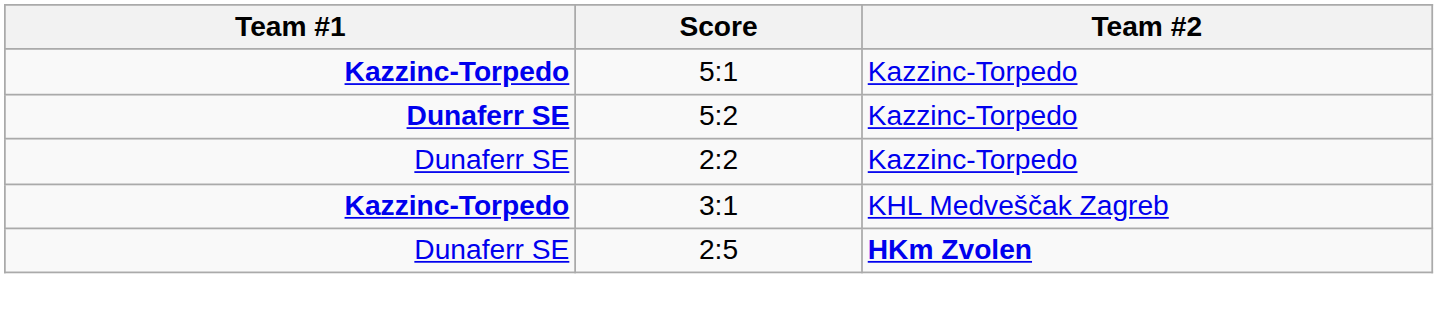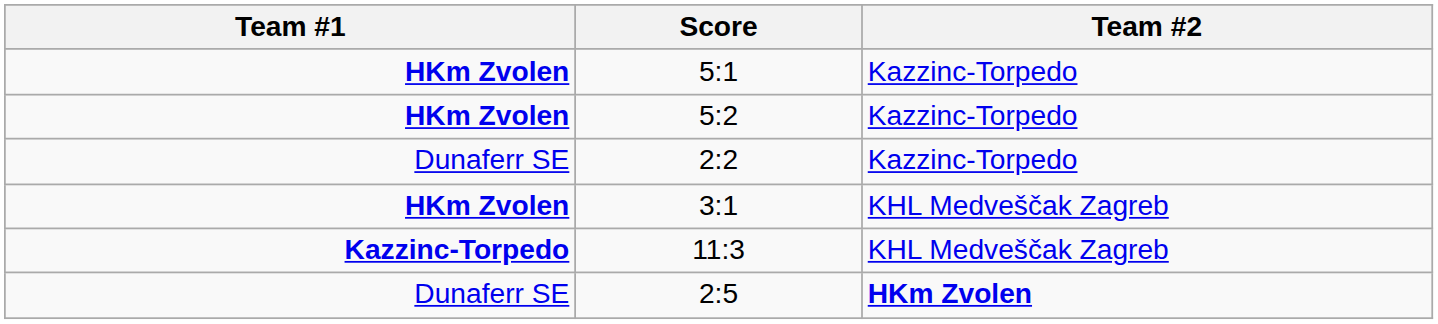(457, 71) Kazzinc-Torpedo -> (487, 71) HKm Zvolen
(488, 116) Dunaferr SE -> (487, 116) HKm Zvolen
(457, 205) Kazzinc-Torpedo -> (487, 205) HKm Zvolen
+ row: (719, 250)
